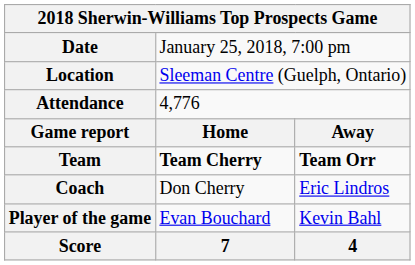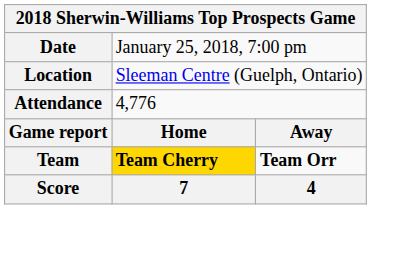(211, 160) no background -> (167, 160) gold background
- row: (80, 189)
- row: (80, 217)
